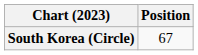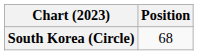(166, 38) 67 -> (166, 38) 68
